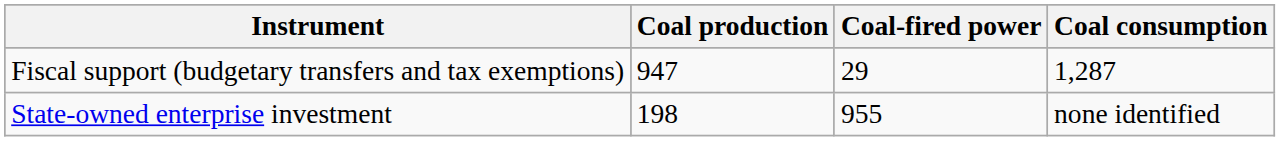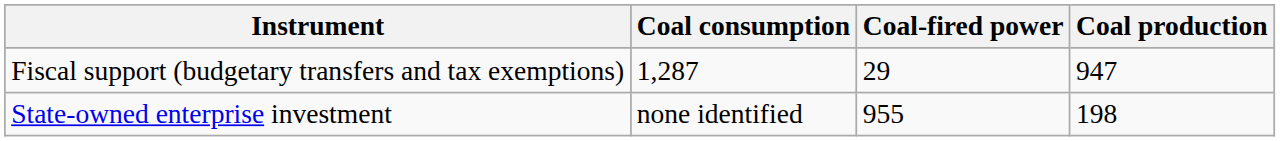columns swapped: (733, 26) <-> (1161, 26)
